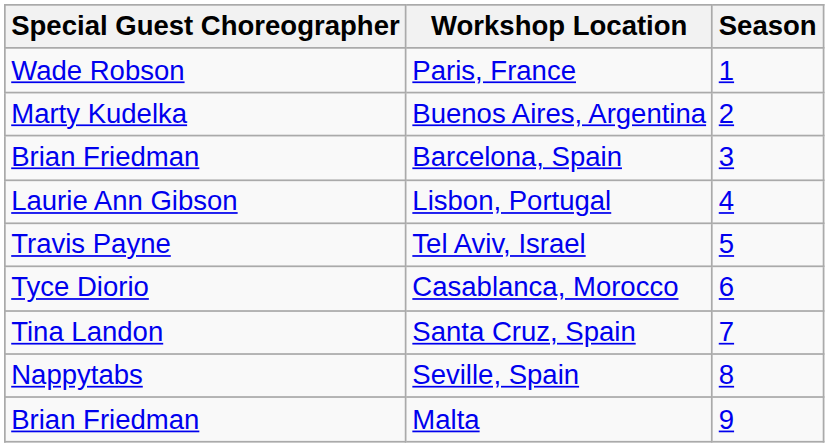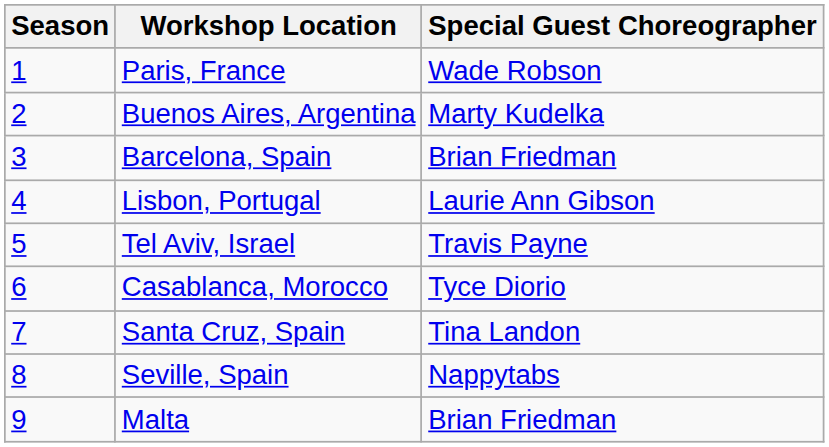columns swapped: (768, 26) <-> (205, 26)
